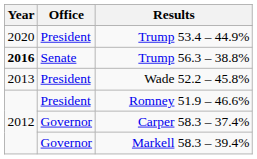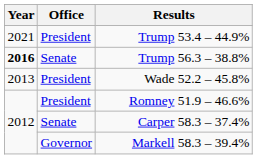(21, 36) 2020 -> (21, 36) 2021
(66, 121) Governor -> (59, 121) Senate
